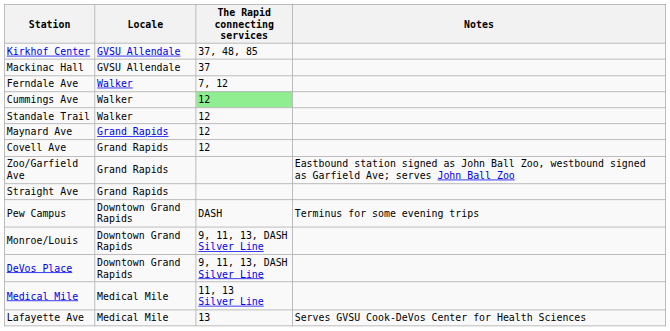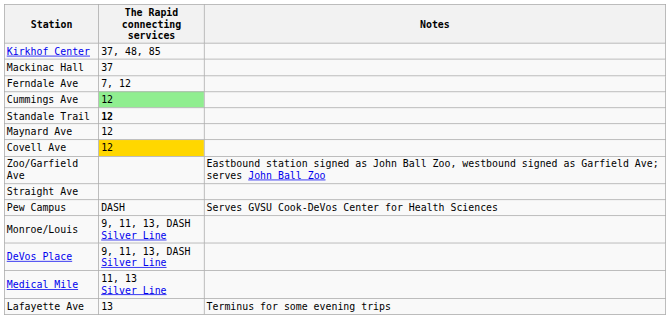- column: (145, 24)
(204, 116) normal -> (107, 116) bold
(204, 148) no background -> (107, 148) gold background
(387, 213) Terminus for some evening trips -> (352, 208) Serves GVSU Cook-DeVos Center for Health Sciences
(440, 318) Serves GVSU Cook-DeVos Center for Health Sciences -> (299, 306) Terminus for some evening trips
